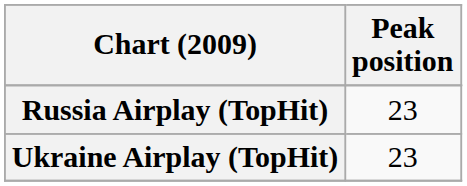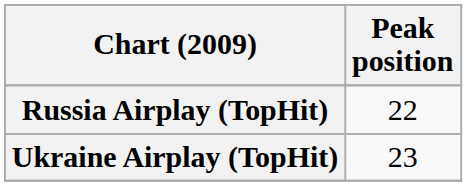(403, 109) 23 -> (403, 109) 22
